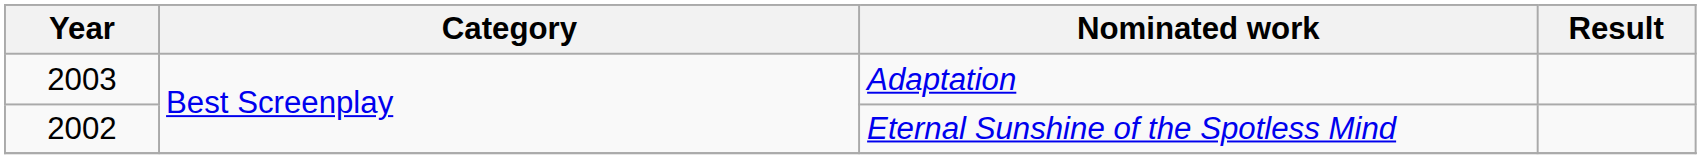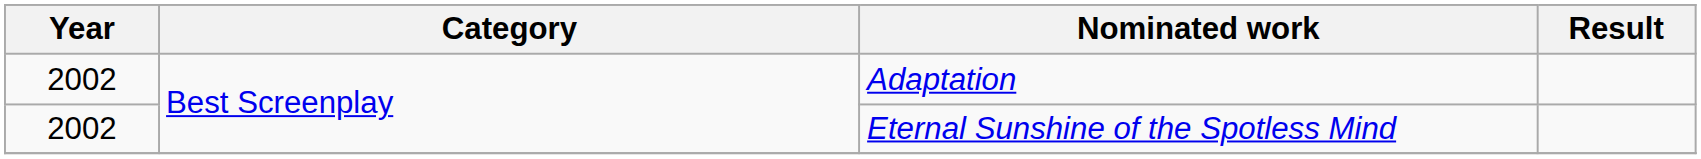(82, 78) 2003 -> (82, 78) 2002
